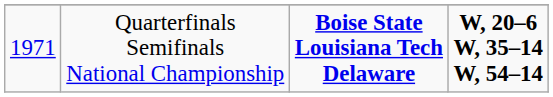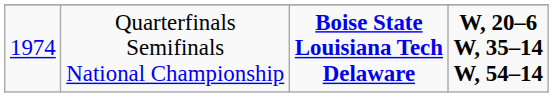(33, 48) 1971 -> (33, 48) 1974
